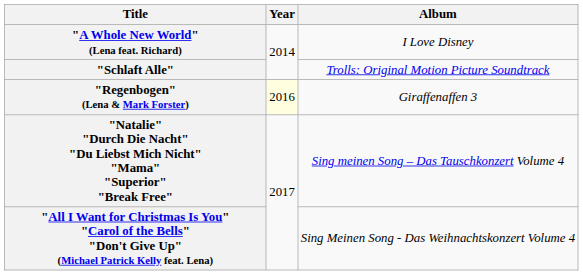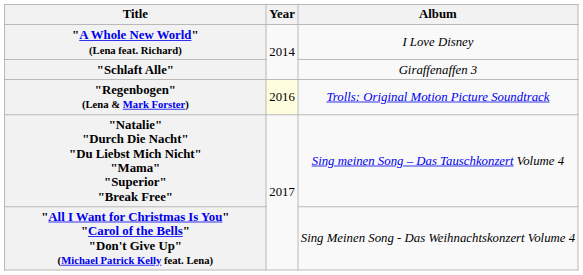(438, 69) Trolls: Original Motion Picture Soundtrack -> (438, 69) Giraffenaffen 3
(438, 97) Giraffenaffen 3 -> (438, 97) Trolls: Original Motion Picture Soundtrack
